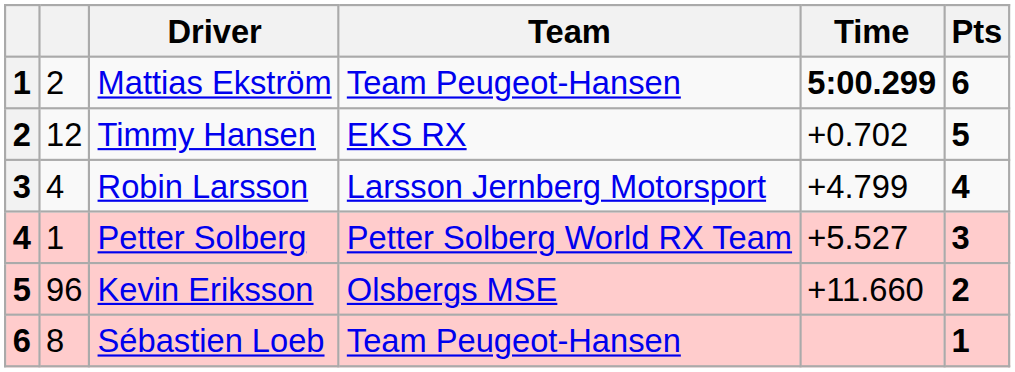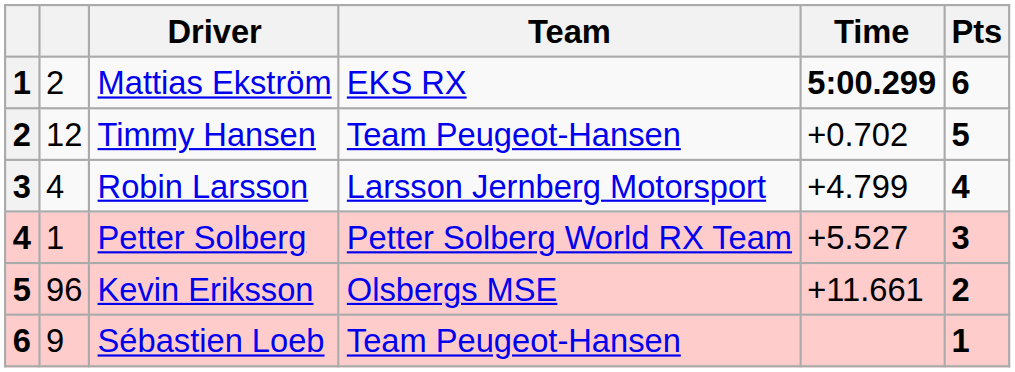(514, 83) Team Peugeot-Hansen -> (407, 83) EKS RX
(407, 135) EKS RX -> (514, 135) Team Peugeot-Hansen
(866, 290) +11.660 -> (866, 290) +11.661
(55, 342) 8 -> (55, 342) 9
